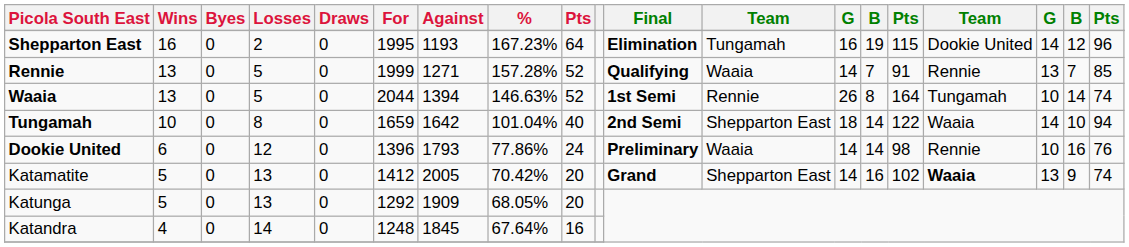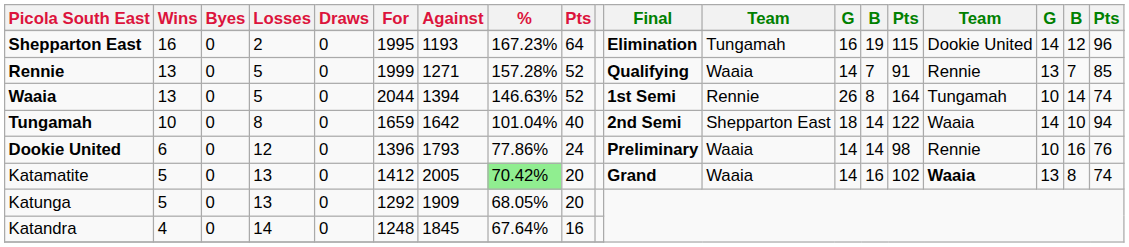(520, 176) no background -> (520, 176) lightgreen background
(768, 176) Shepparton East -> (730, 176) Waaia
(1072, 176) 9 -> (1072, 176) 8
